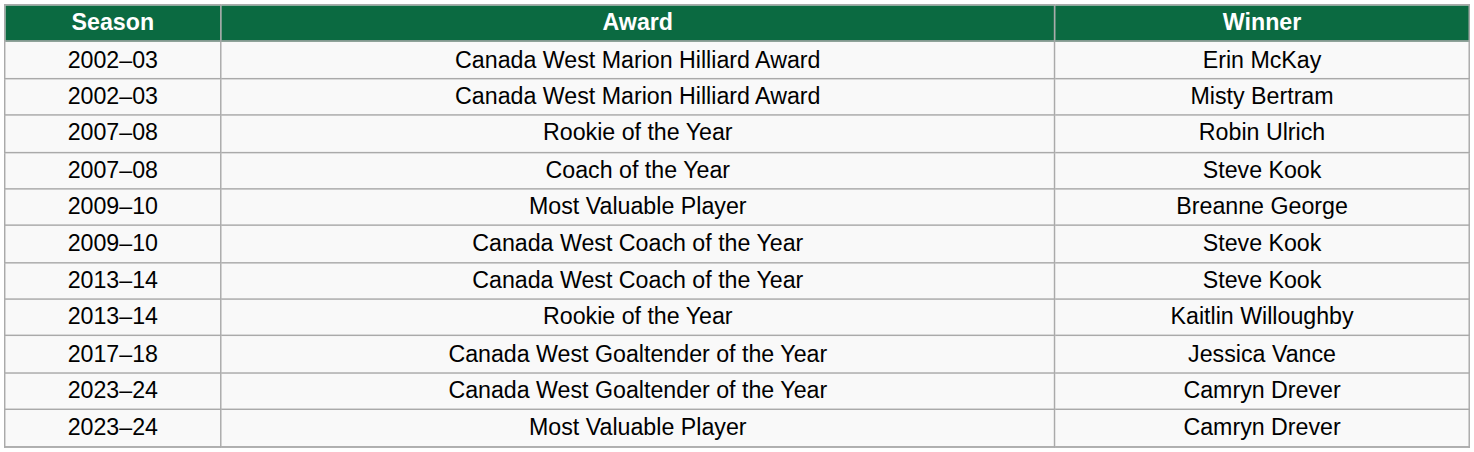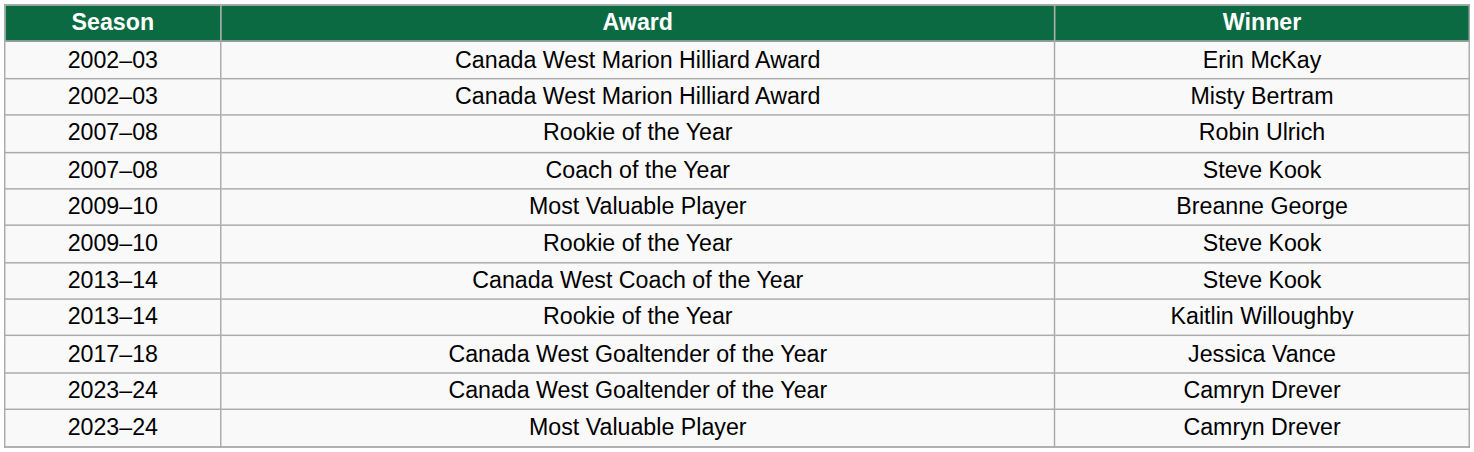(638, 243) Canada West Coach of the Year -> (638, 243) Rookie of the Year
